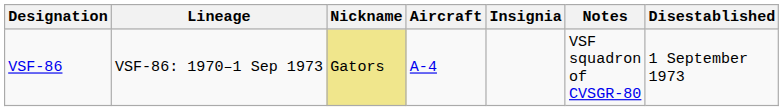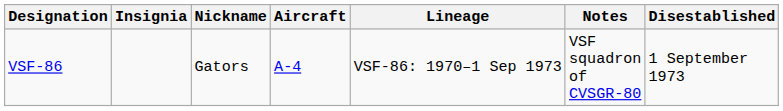columns swapped: (526, 17) <-> (219, 17)
(357, 68) khaki background -> (222, 68) no background
